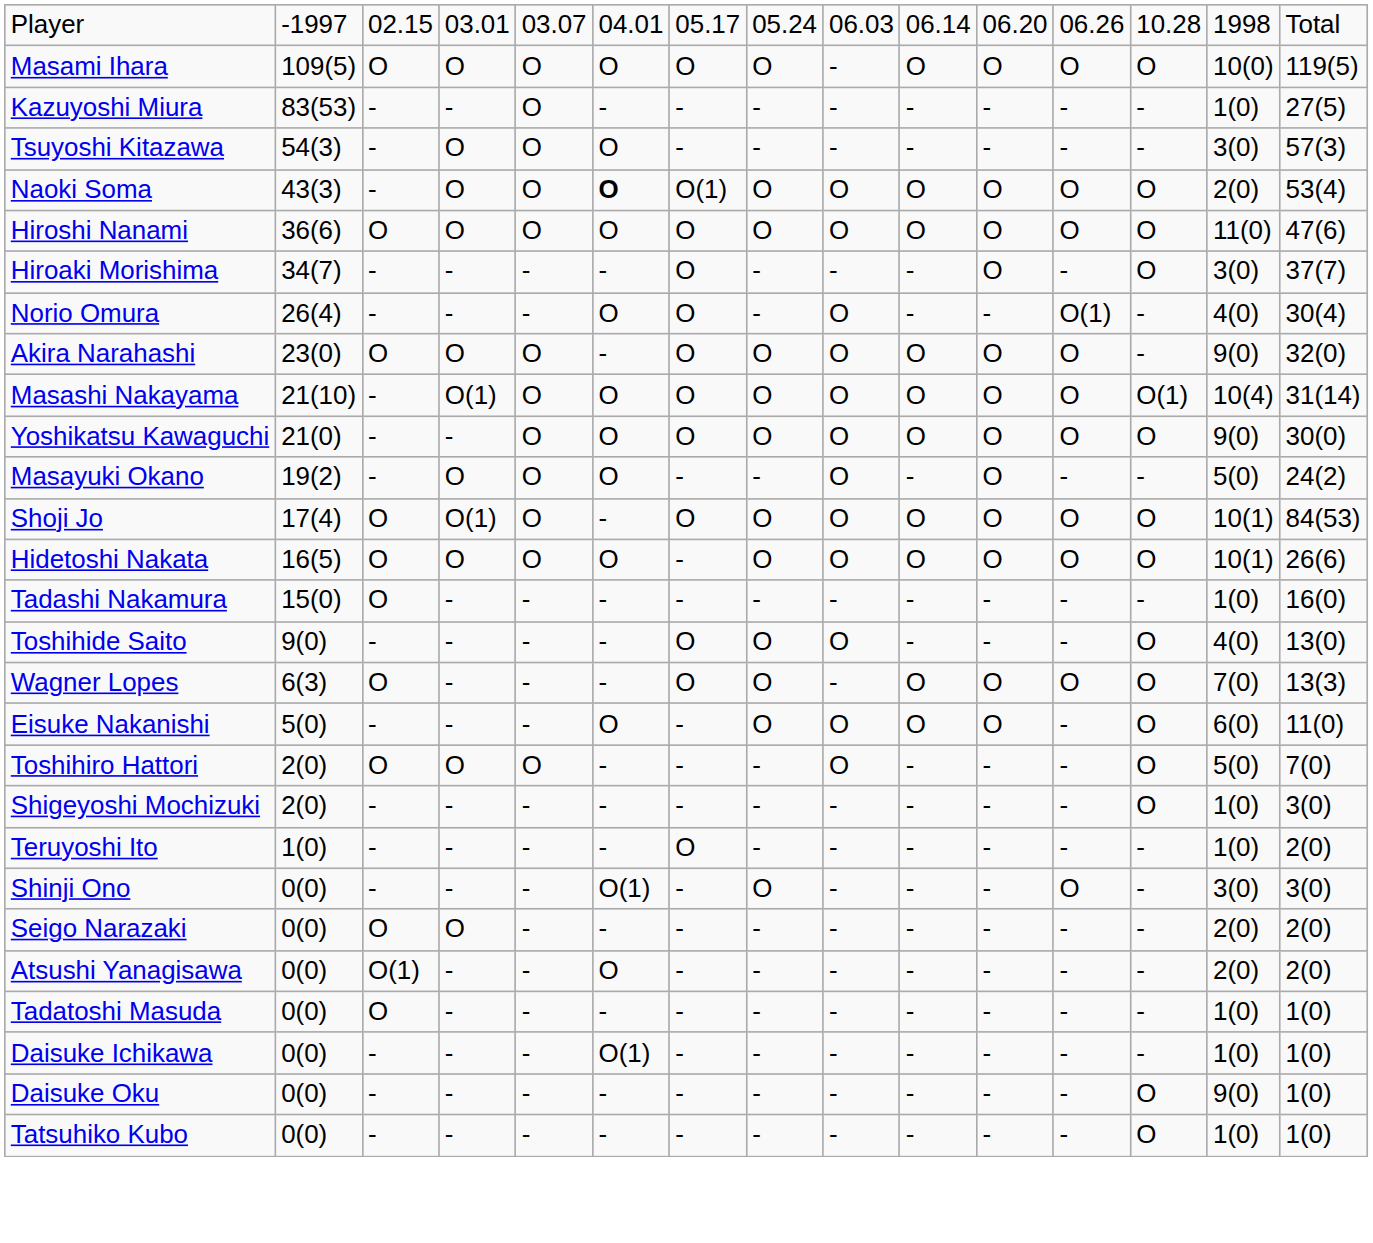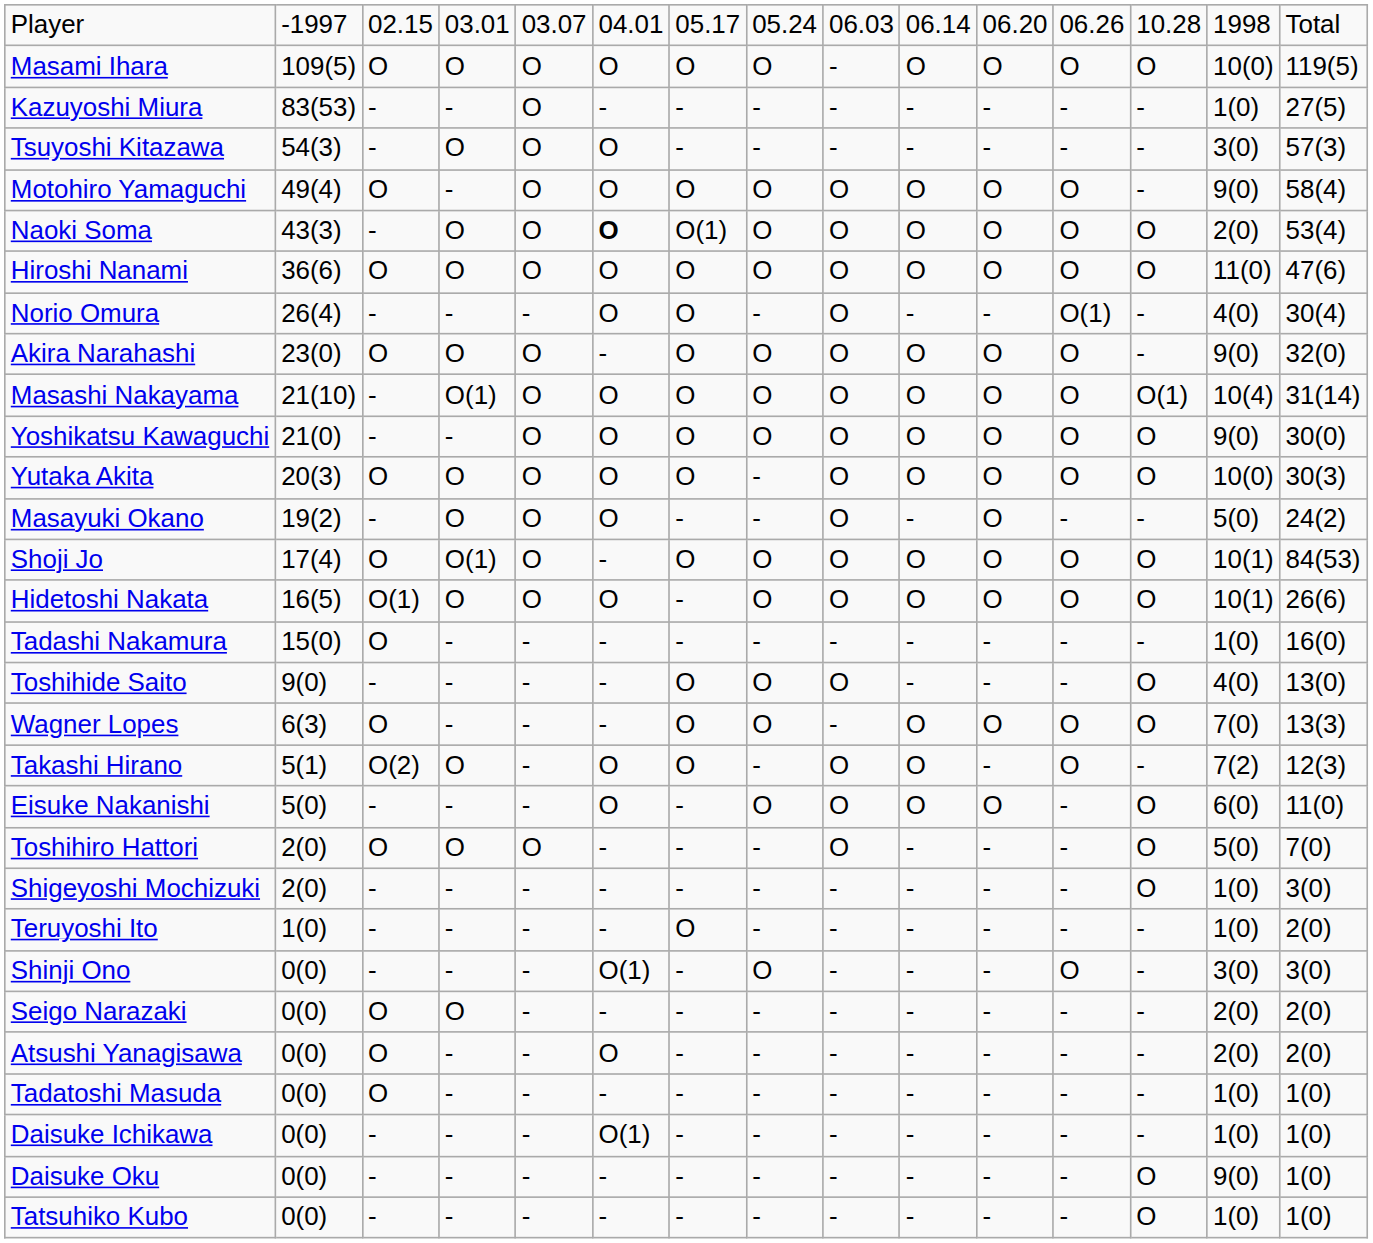+ row: (128, 189)
- row: (114, 271)
+ row: (82, 477)
(378, 559) O -> (394, 600) O(1)
+ row: (97, 764)
(394, 970) O(1) -> (378, 1052) O
